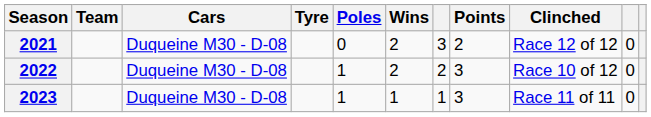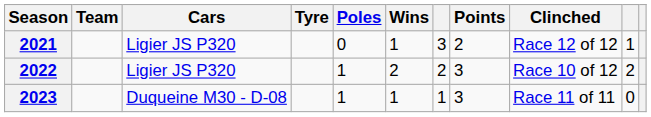(207, 44) Duqueine M30 - D-08 -> (181, 44) Ligier JS P320
(394, 44) 2 -> (394, 44) 1
(630, 44) 0 -> (630, 44) 1
(207, 71) Duqueine M30 - D-08 -> (181, 71) Ligier JS P320
(630, 71) 0 -> (630, 71) 2
